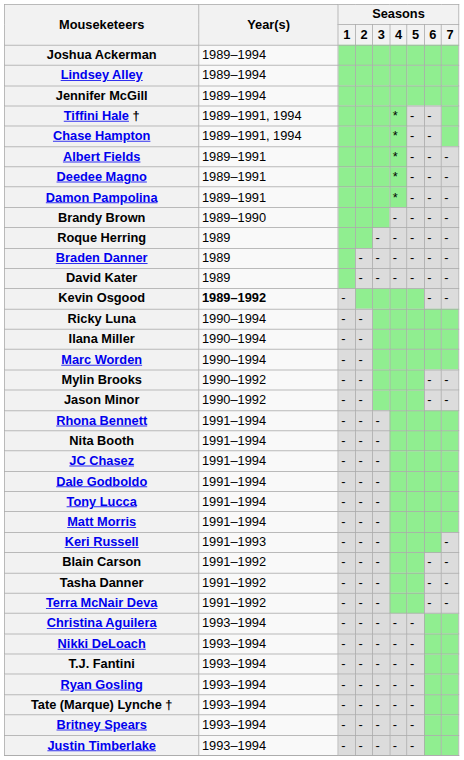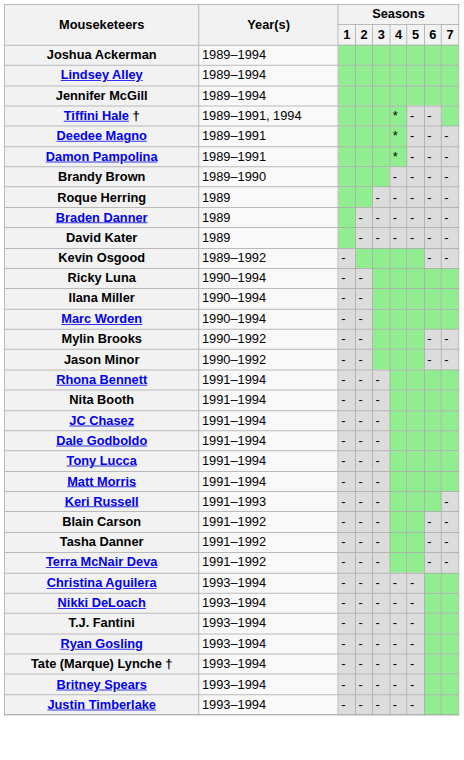- row: (102, 136)
- row: (102, 156)
(234, 298) bold -> (234, 258) normal
